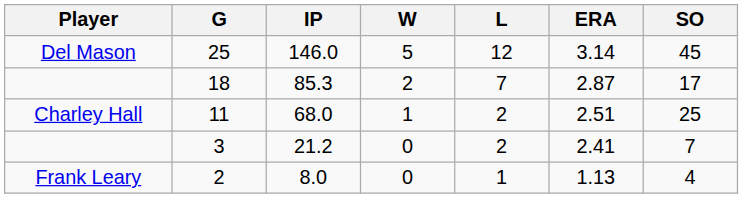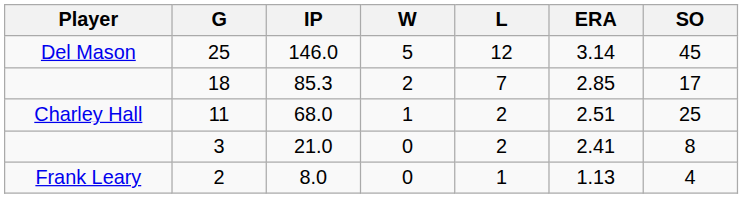(596, 83) 2.87 -> (596, 83) 2.85
(313, 146) 21.2 -> (313, 146) 21.0
(690, 146) 7 -> (690, 146) 8
